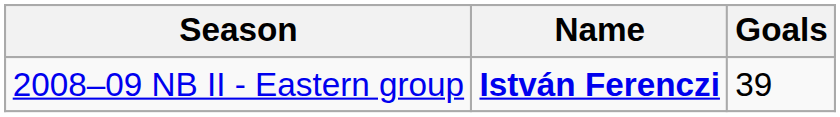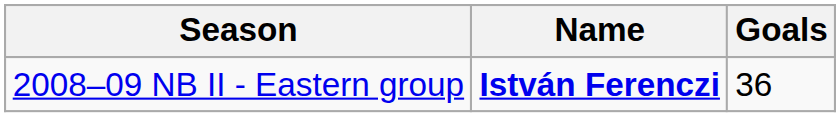(754, 83) 39 -> (754, 83) 36
